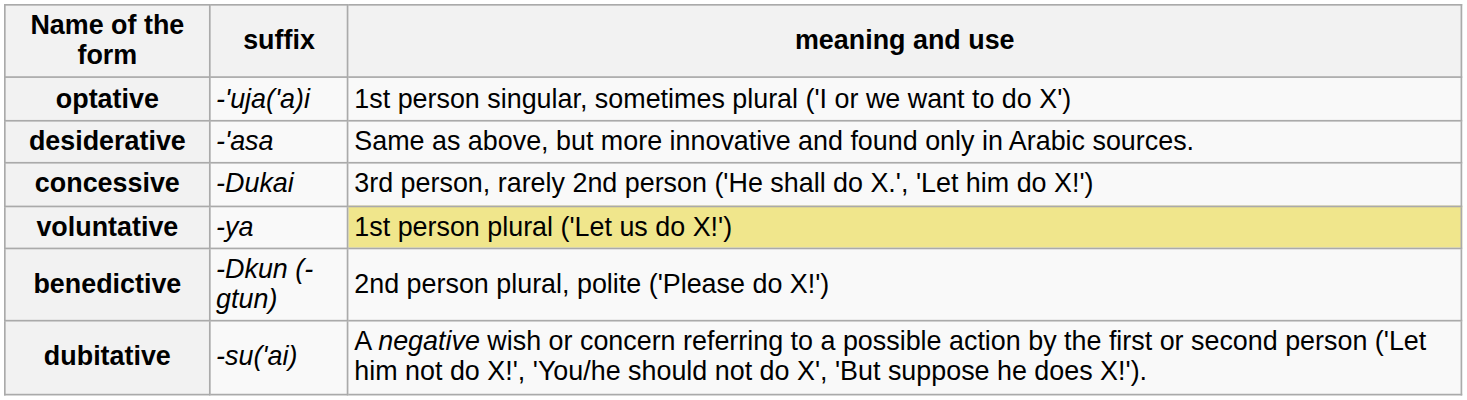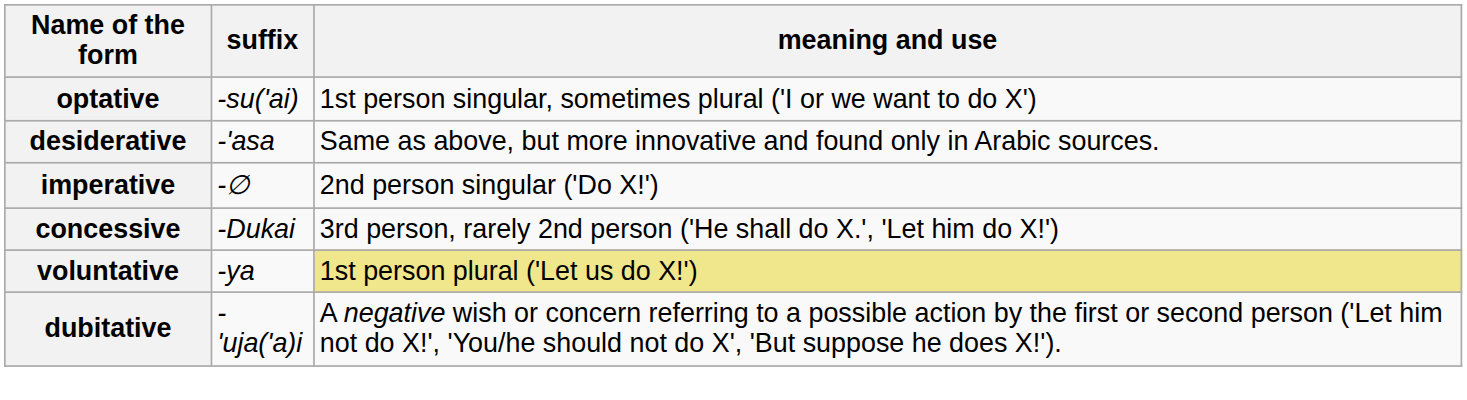(263, 98) -'uja('a)i -> (258, 98) -su('ai)
+ row: (108, 184)
- row: (107, 284)
(257, 357) -su('ai) -> (260, 328) -'uja('a)i
